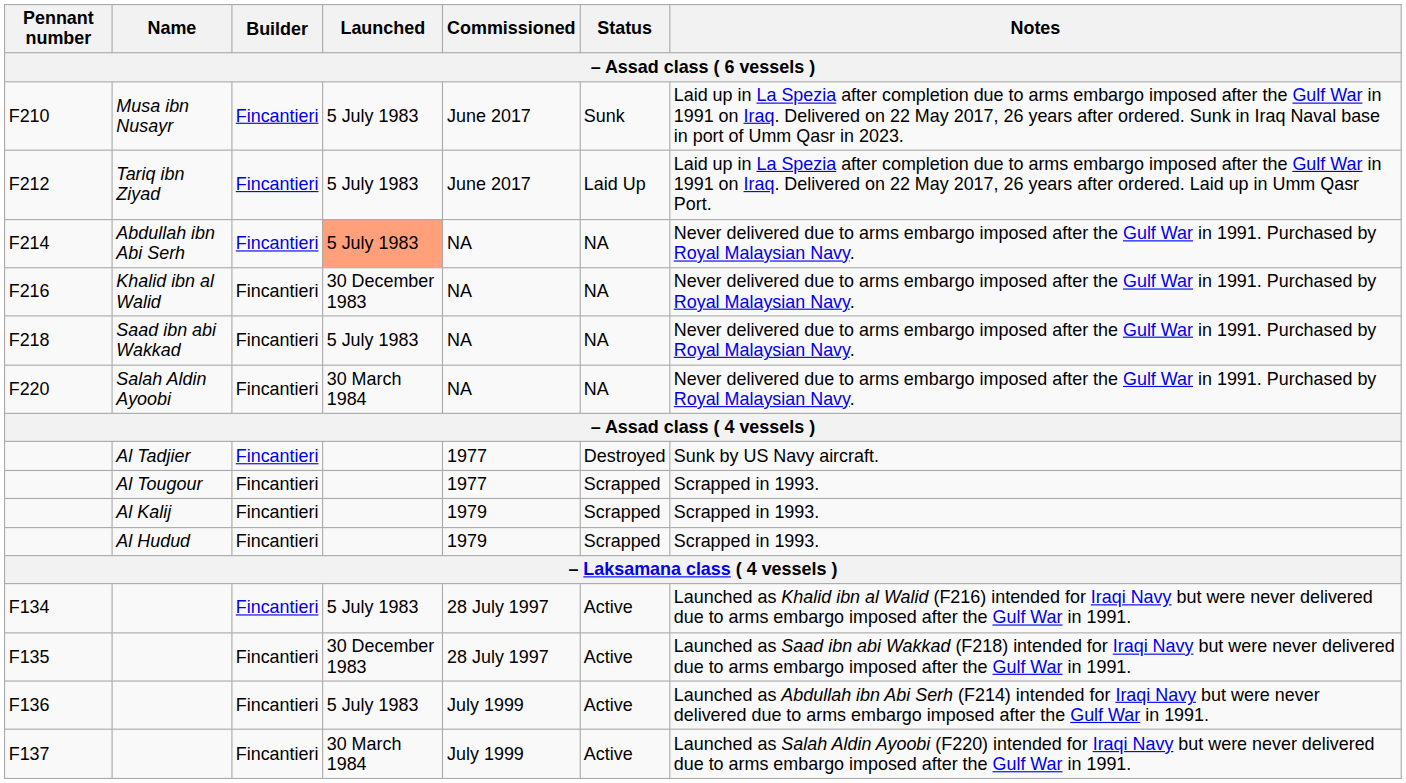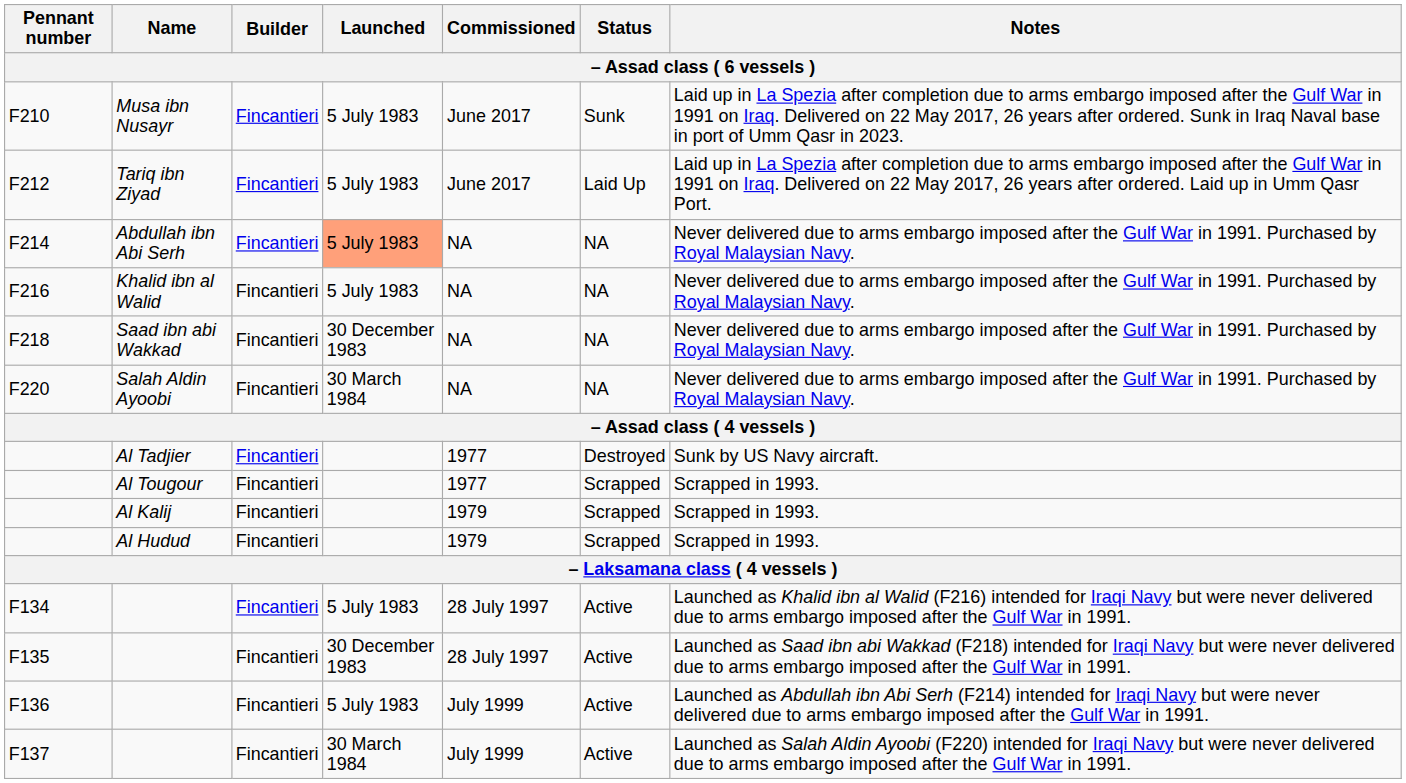(380, 291) 30 December 1983 -> (373, 291) 5 July 1983
(373, 340) 5 July 1983 -> (380, 340) 30 December 1983
